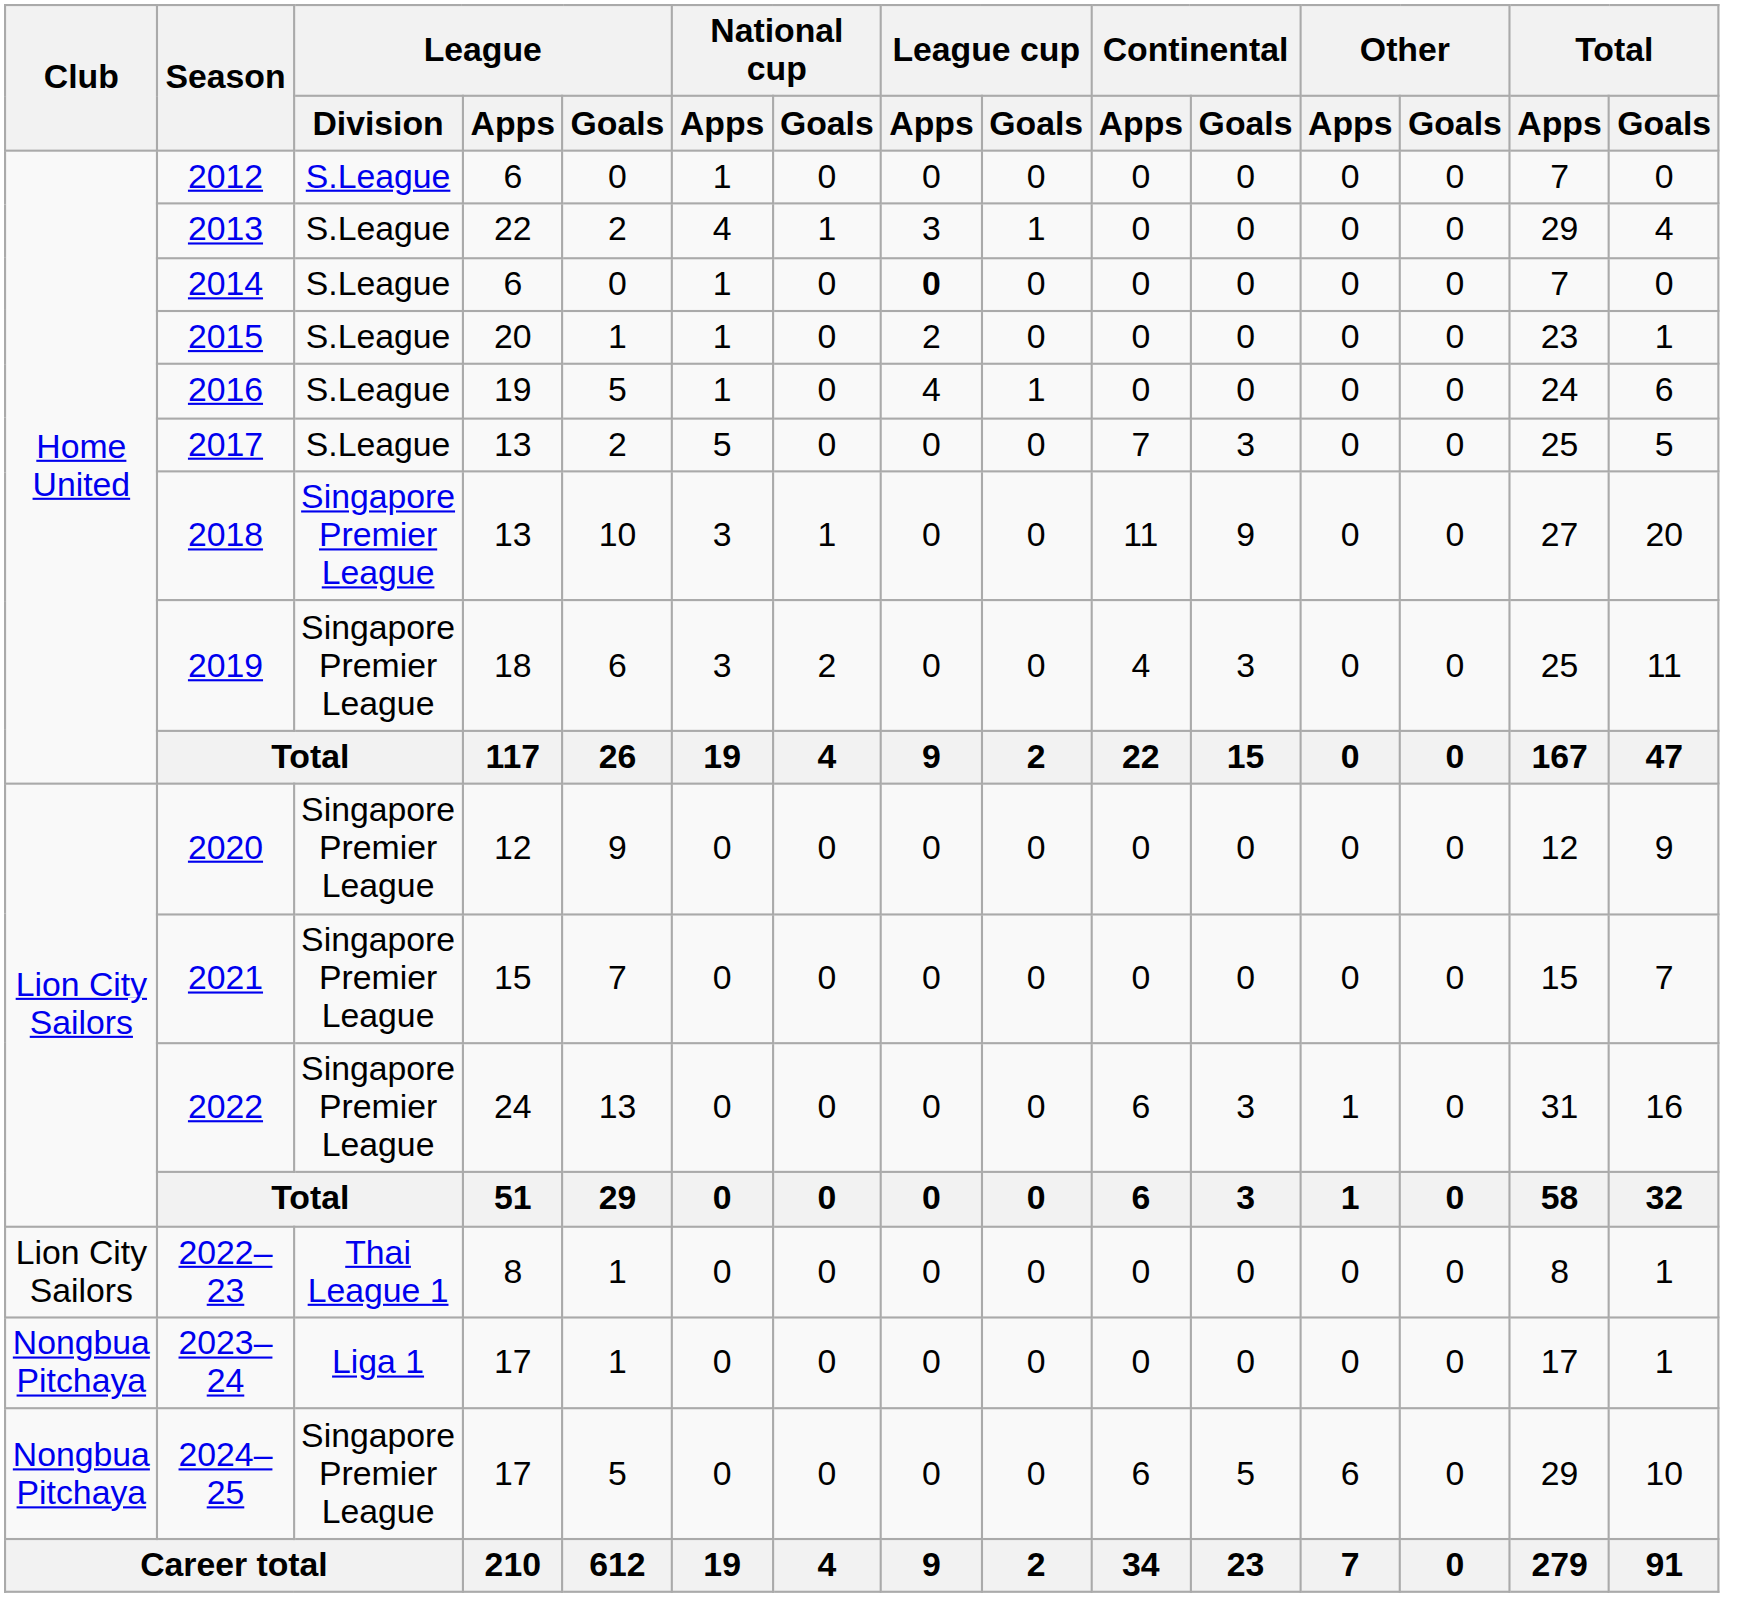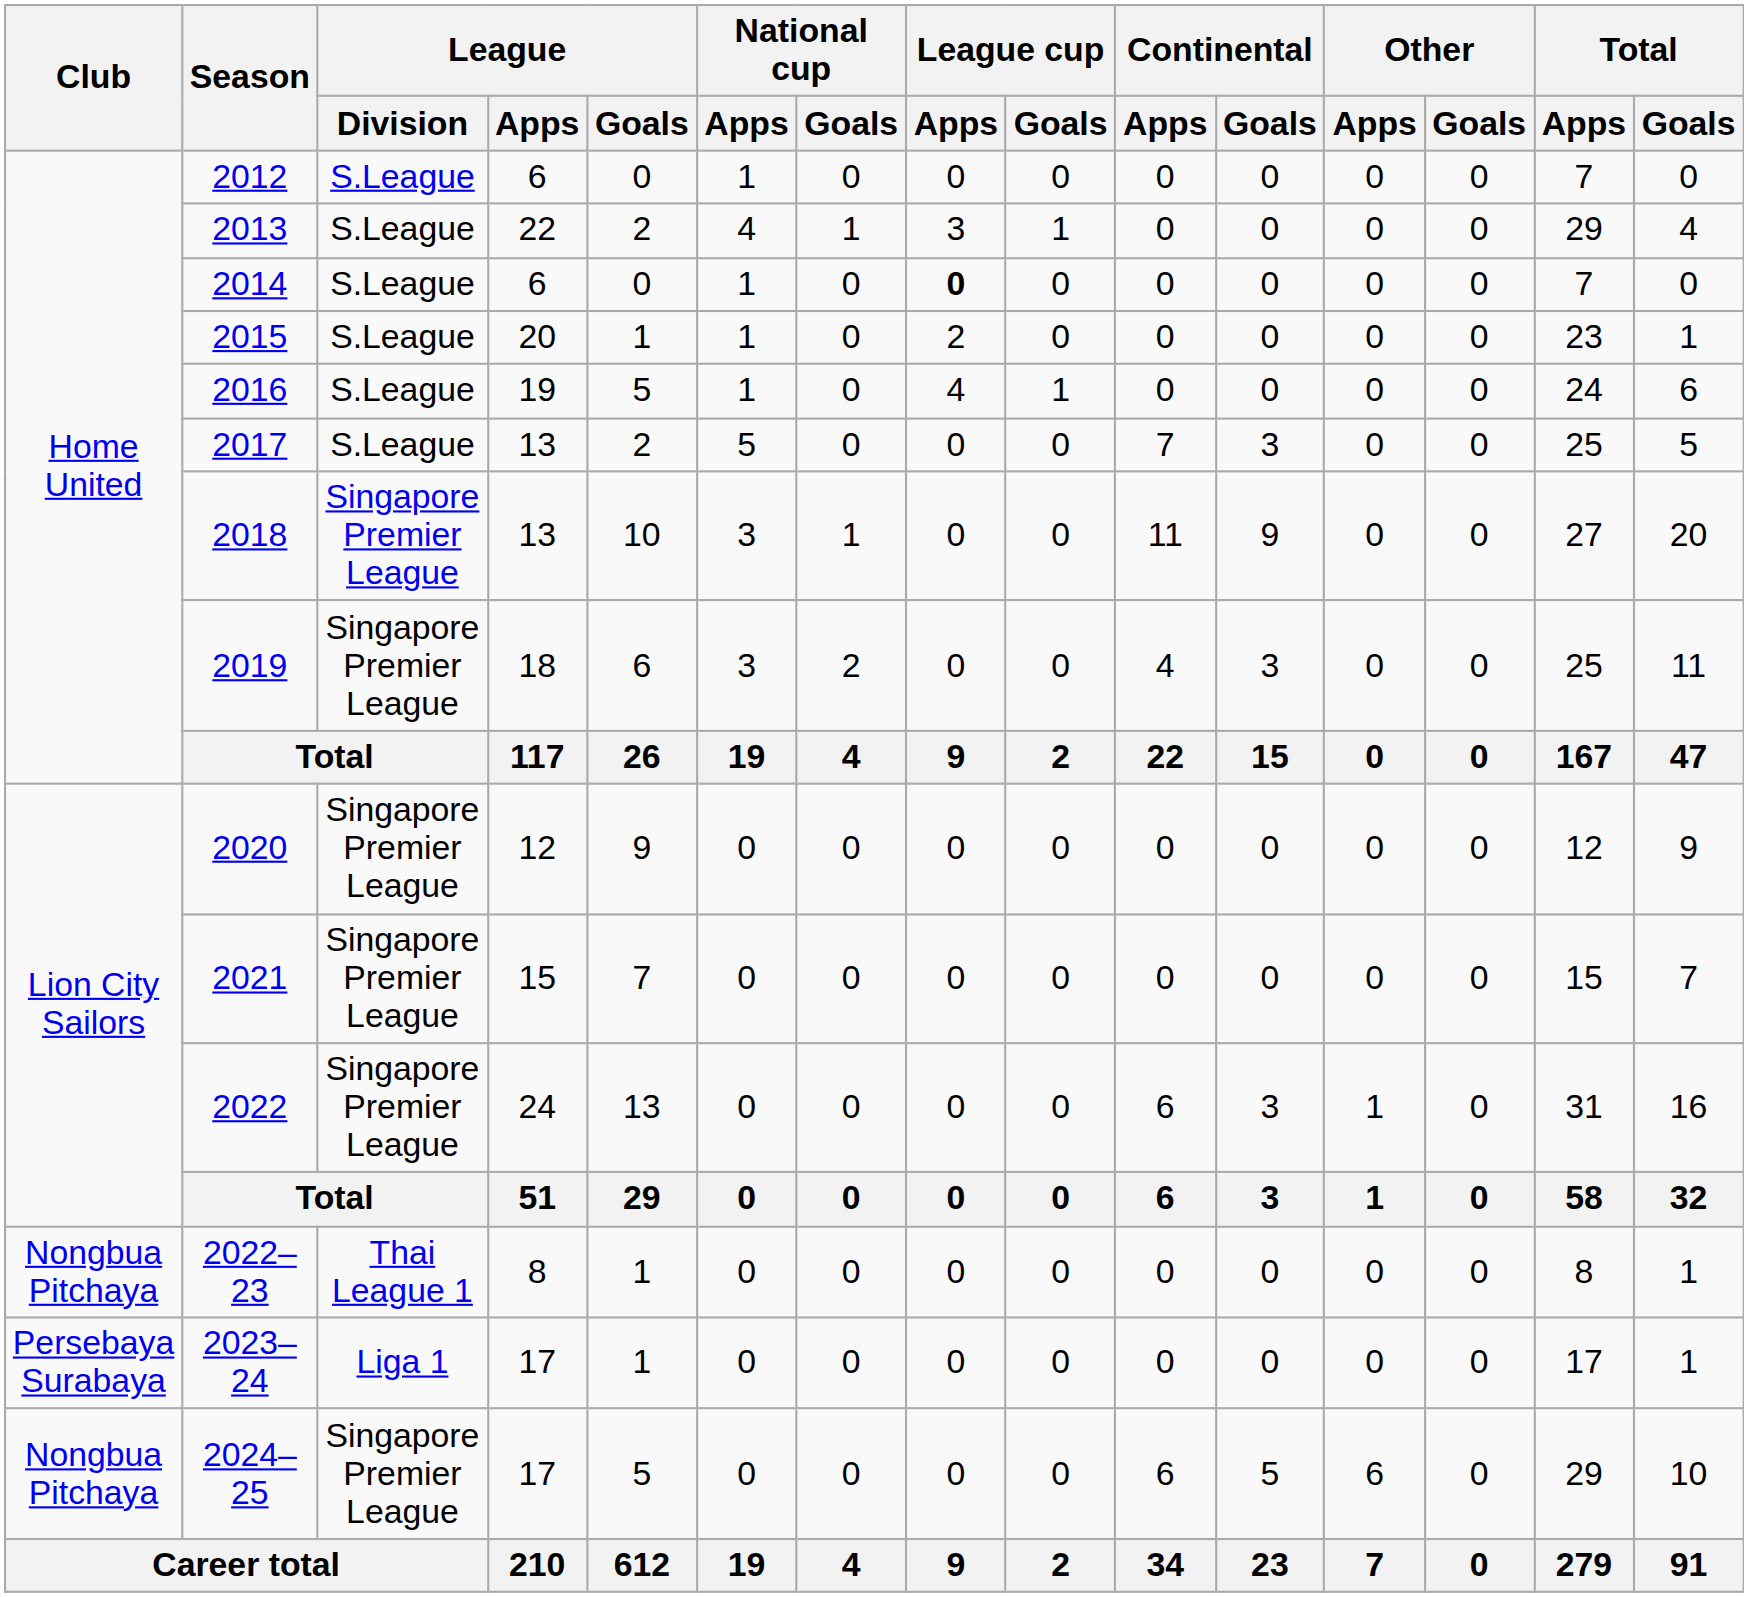(81, 1271) Lion City Sailors -> (94, 1271) Nongbua Pitchaya
(81, 1362) Nongbua Pitchaya -> (94, 1362) Persebaya Surabaya
